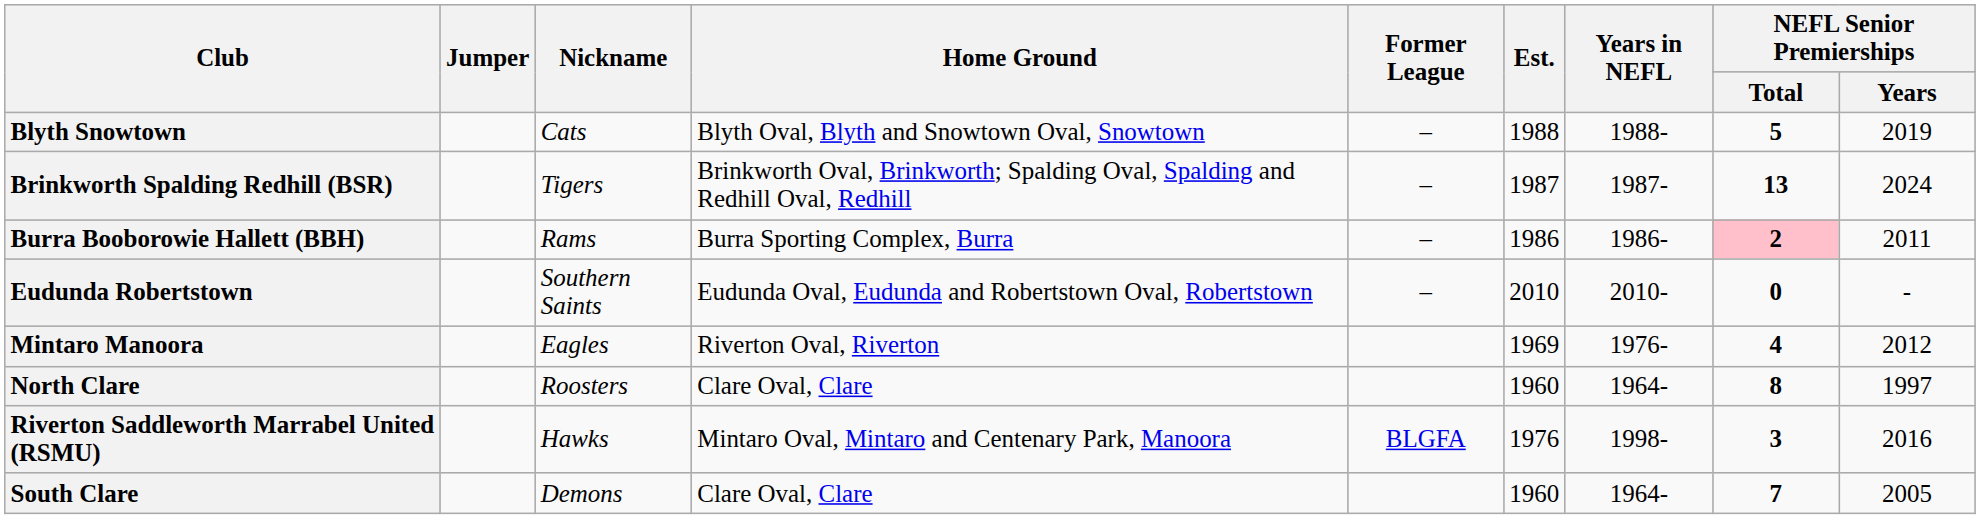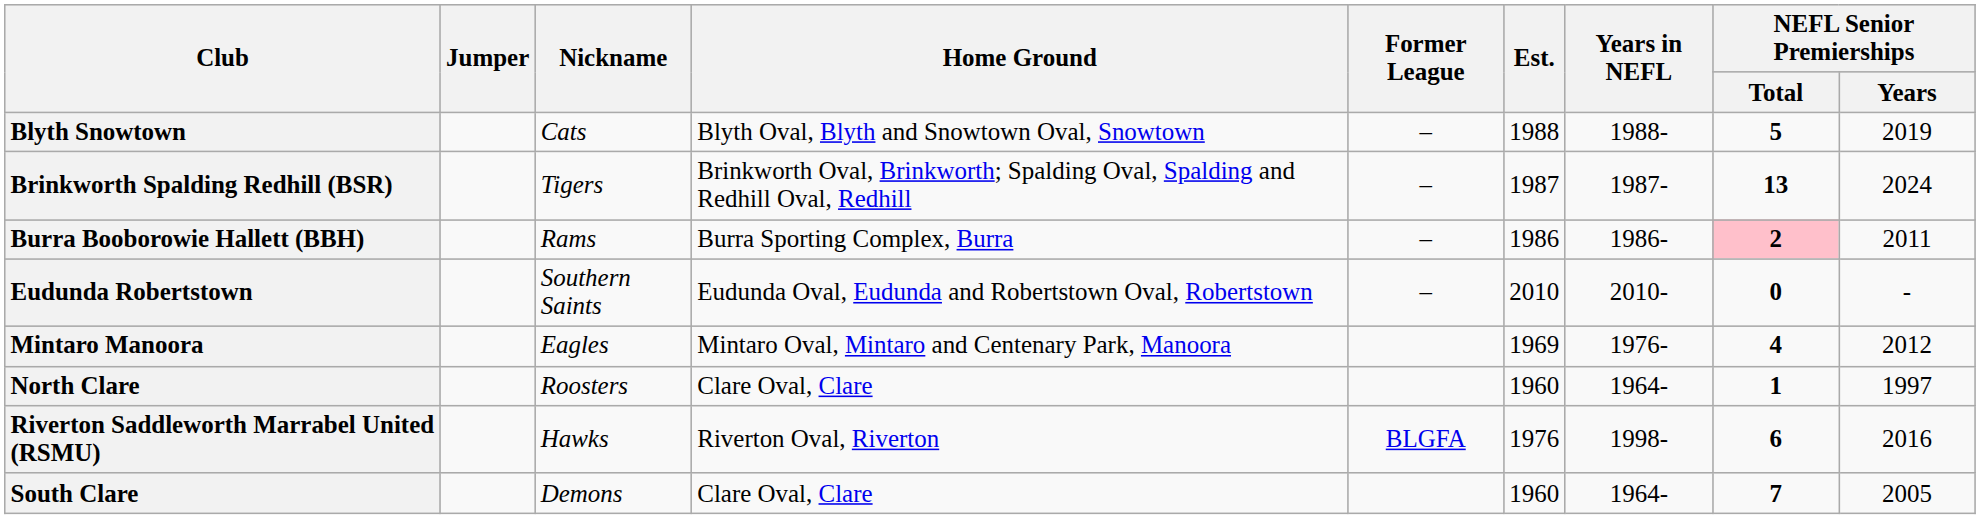(818, 346) Riverton Oval, Riverton -> (964, 346) Mintaro Oval, Mintaro and Centenary Park, Manoora
(1776, 385) 8 -> (1776, 385) 1
(964, 439) Mintaro Oval, Mintaro and Centenary Park, Manoora -> (818, 439) Riverton Oval, Riverton
(1776, 439) 3 -> (1776, 439) 6
